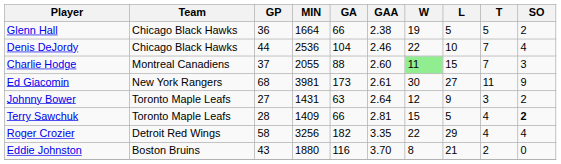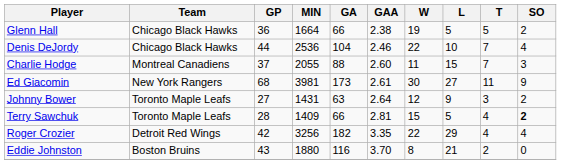(413, 64) lightgreen background -> (413, 64) no background
(263, 133) 58 -> (263, 133) 42
